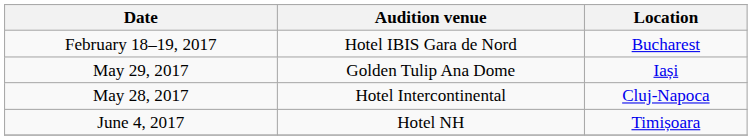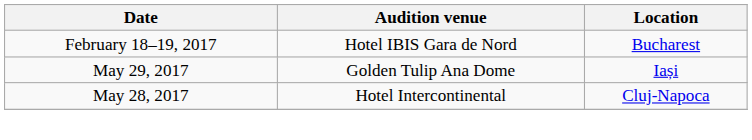- row: (141, 122)
